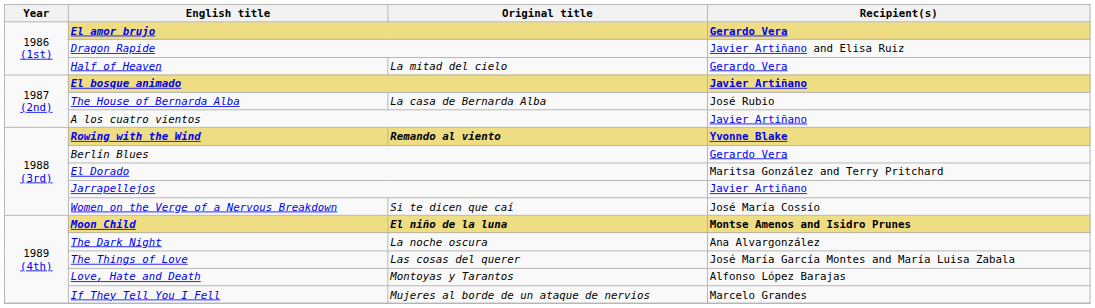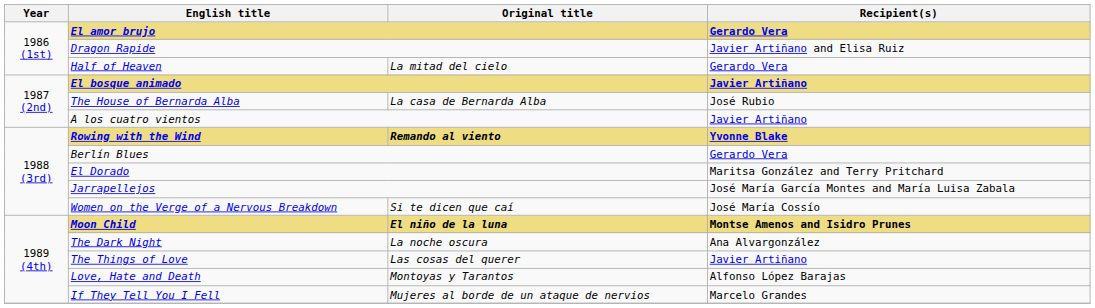(758, 189) Javier Artiñano -> (862, 189) José María García Montes and María Luisa Zabala
(862, 259) José María García Montes and María Luisa Zabala -> (758, 259) Javier Artiñano
